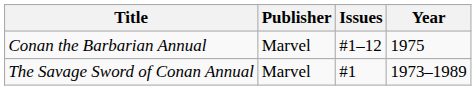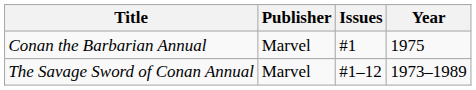(360, 44) #1–12 -> (348, 44) #1
(348, 71) #1 -> (360, 71) #1–12
